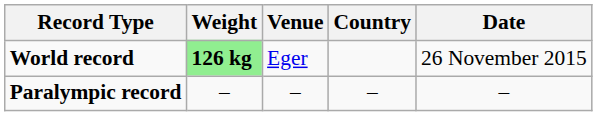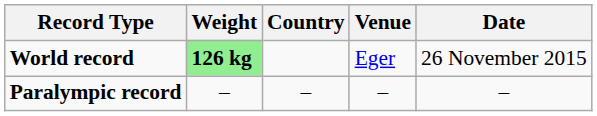columns swapped: (372, 22) <-> (295, 22)
